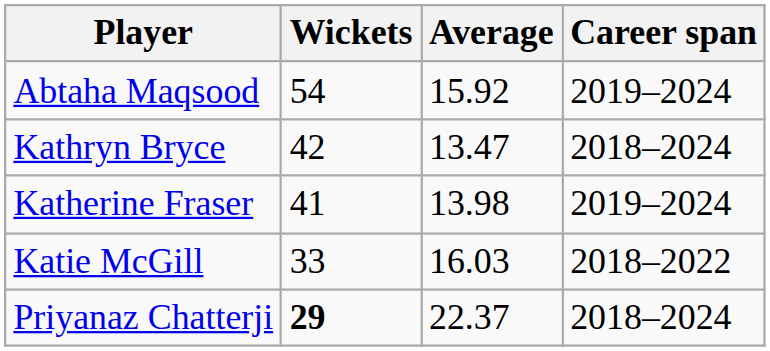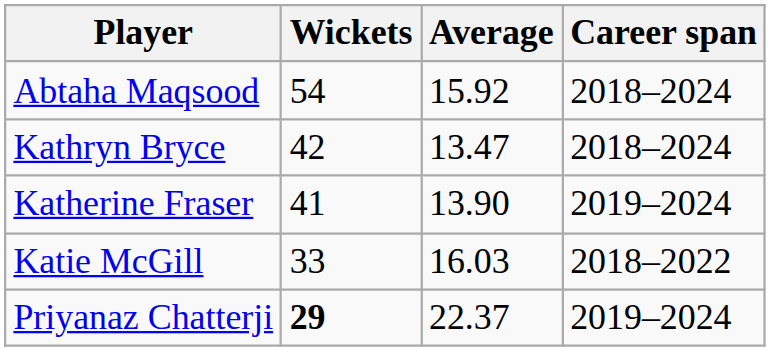(651, 89) 2019–2024 -> (651, 89) 2018–2024
(469, 203) 13.98 -> (469, 203) 13.90
(651, 317) 2018–2024 -> (651, 317) 2019–2024
